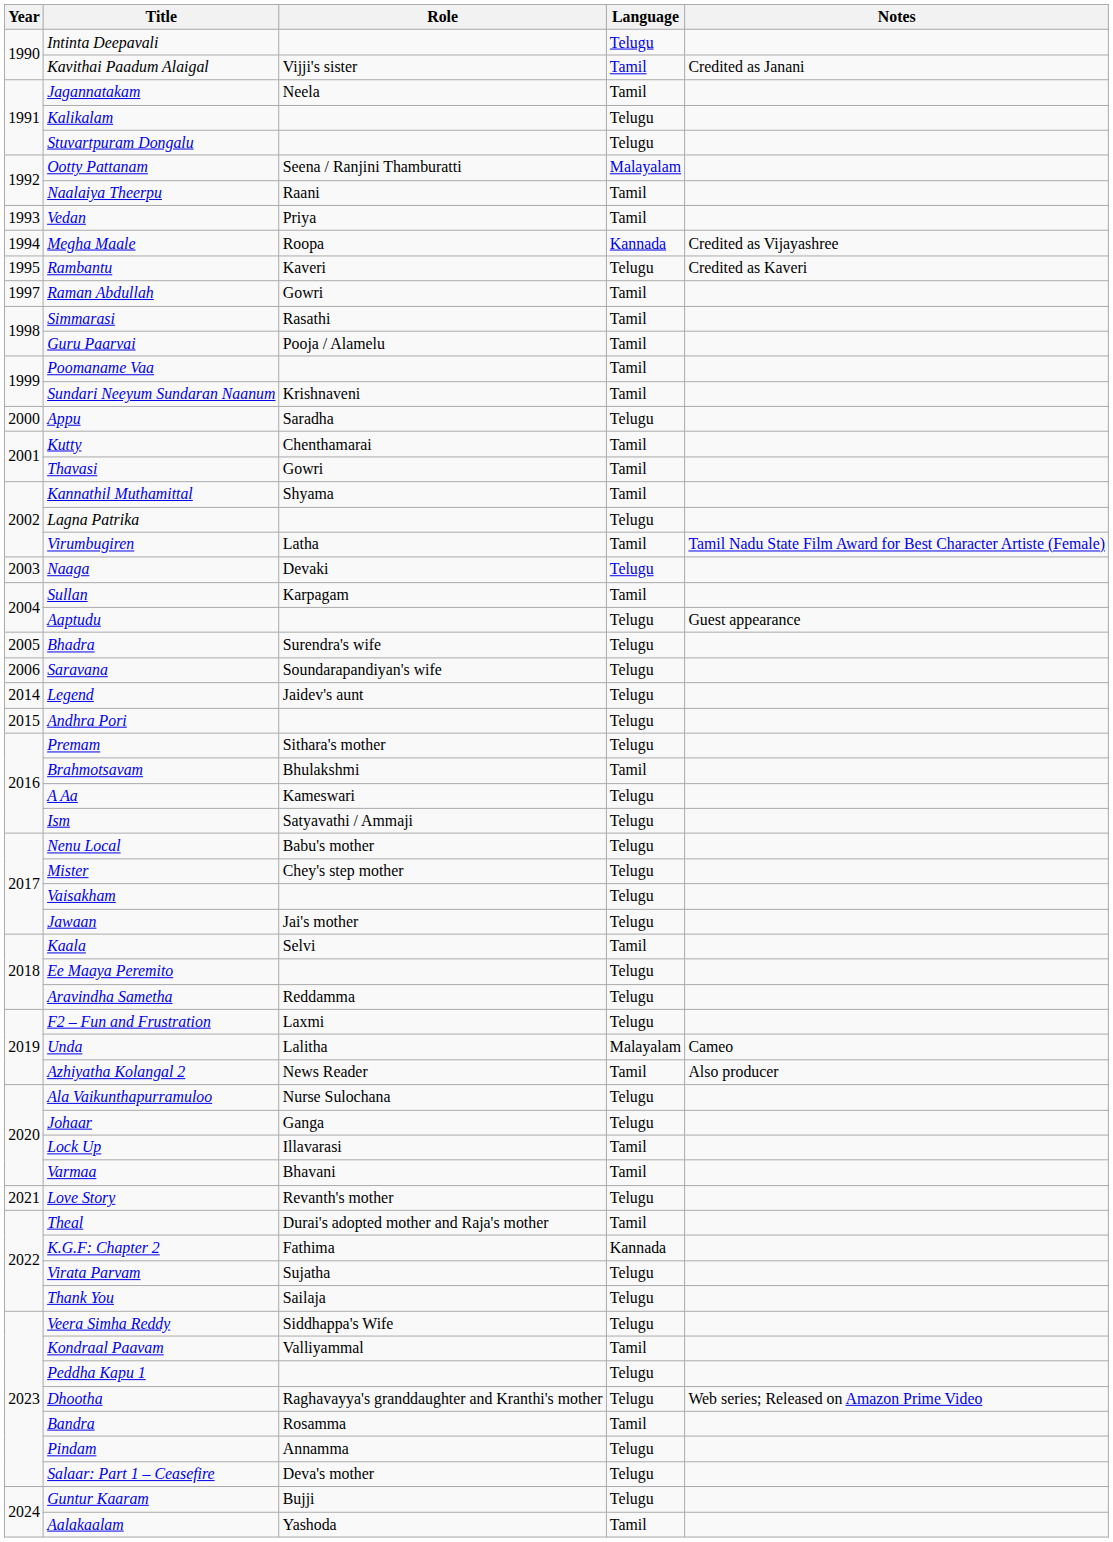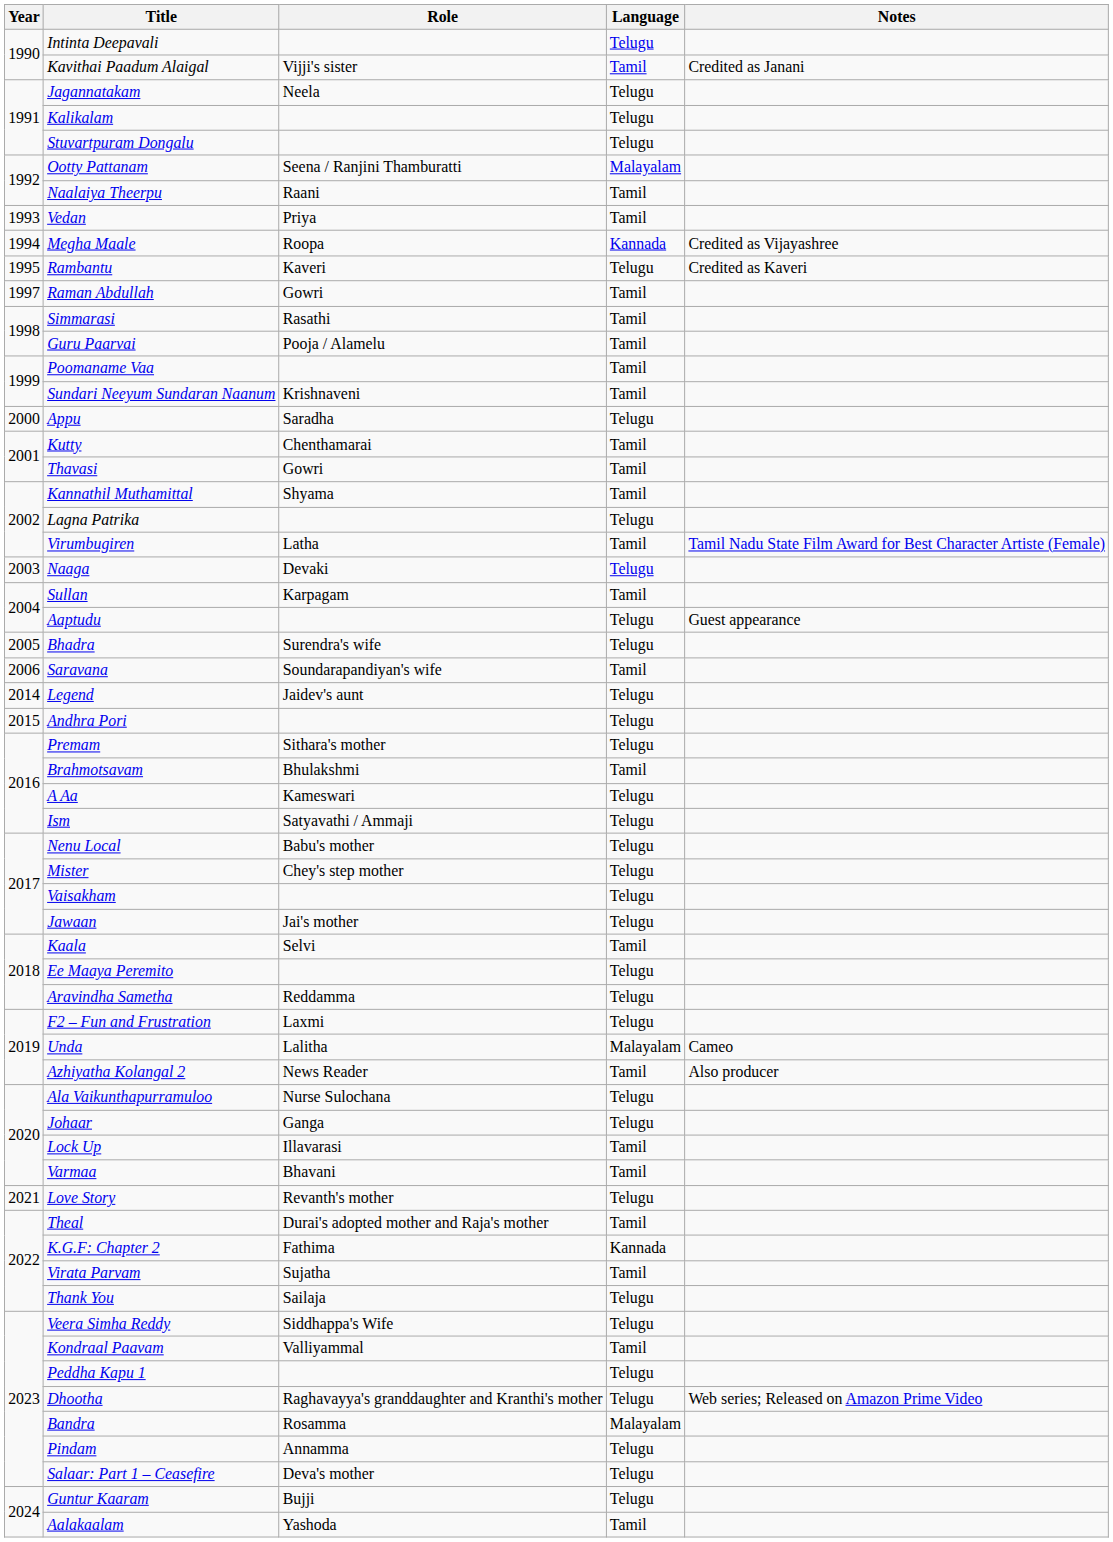(628, 92) Tamil -> (632, 92) Telugu
(632, 670) Telugu -> (628, 670) Tamil
(632, 1273) Telugu -> (628, 1273) Tamil
(628, 1423) Tamil -> (645, 1423) Malayalam
